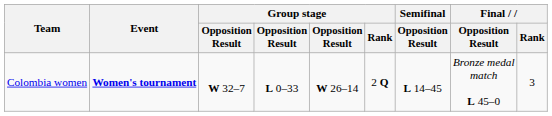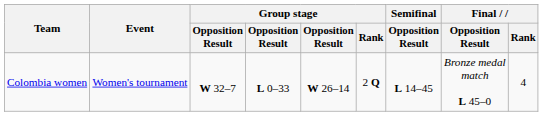(144, 82) bold -> (140, 82) normal
(532, 82) 3 -> (523, 82) 4
